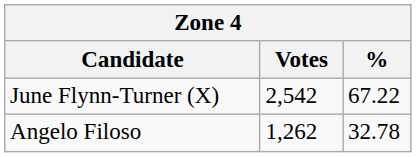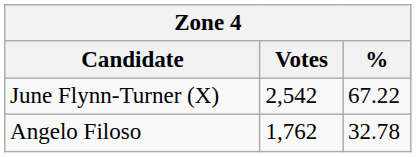(291, 132) 1,262 -> (291, 132) 1,762
